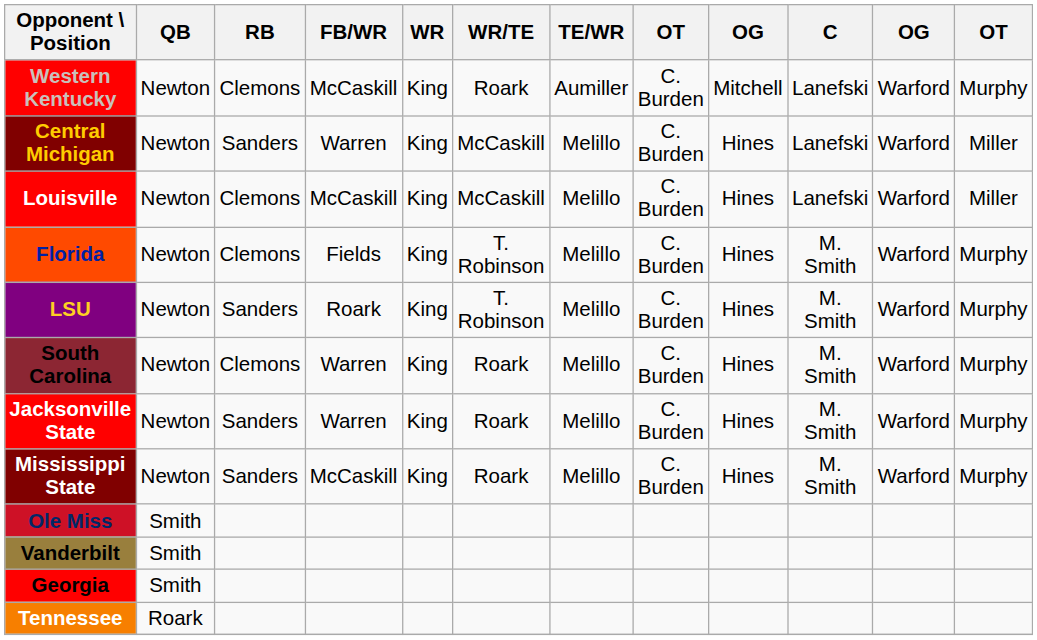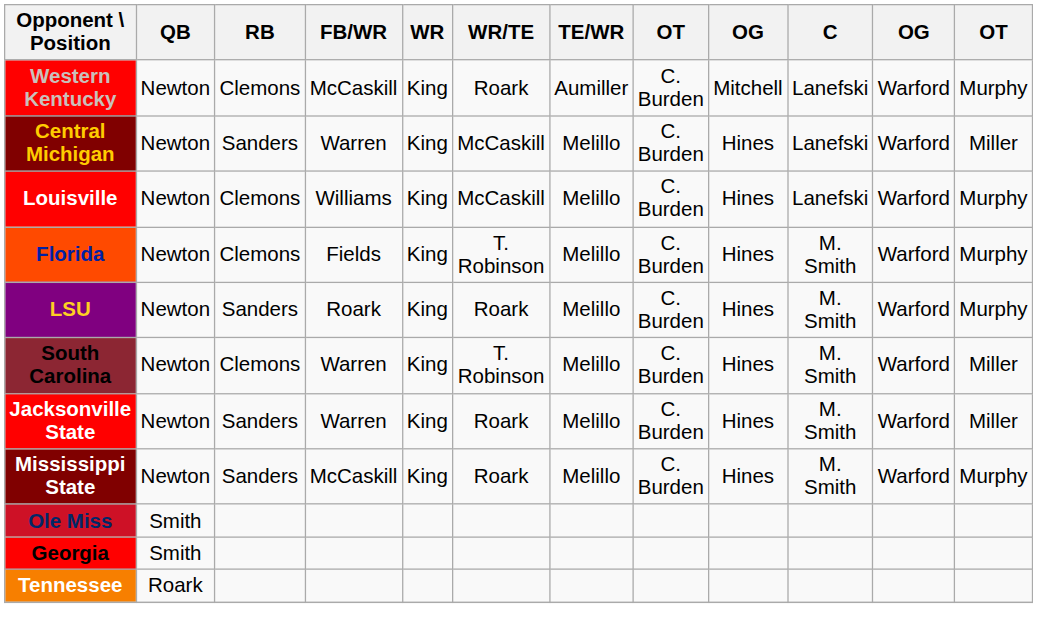(354, 198) McCaskill -> (354, 198) Williams
(993, 198) Miller -> (993, 198) Murphy
(501, 309) T. Robinson -> (501, 309) Roark
(501, 365) Roark -> (501, 365) T. Robinson
(993, 365) Murphy -> (993, 365) Miller
(993, 420) Murphy -> (993, 420) Miller
- row: (70, 552)
